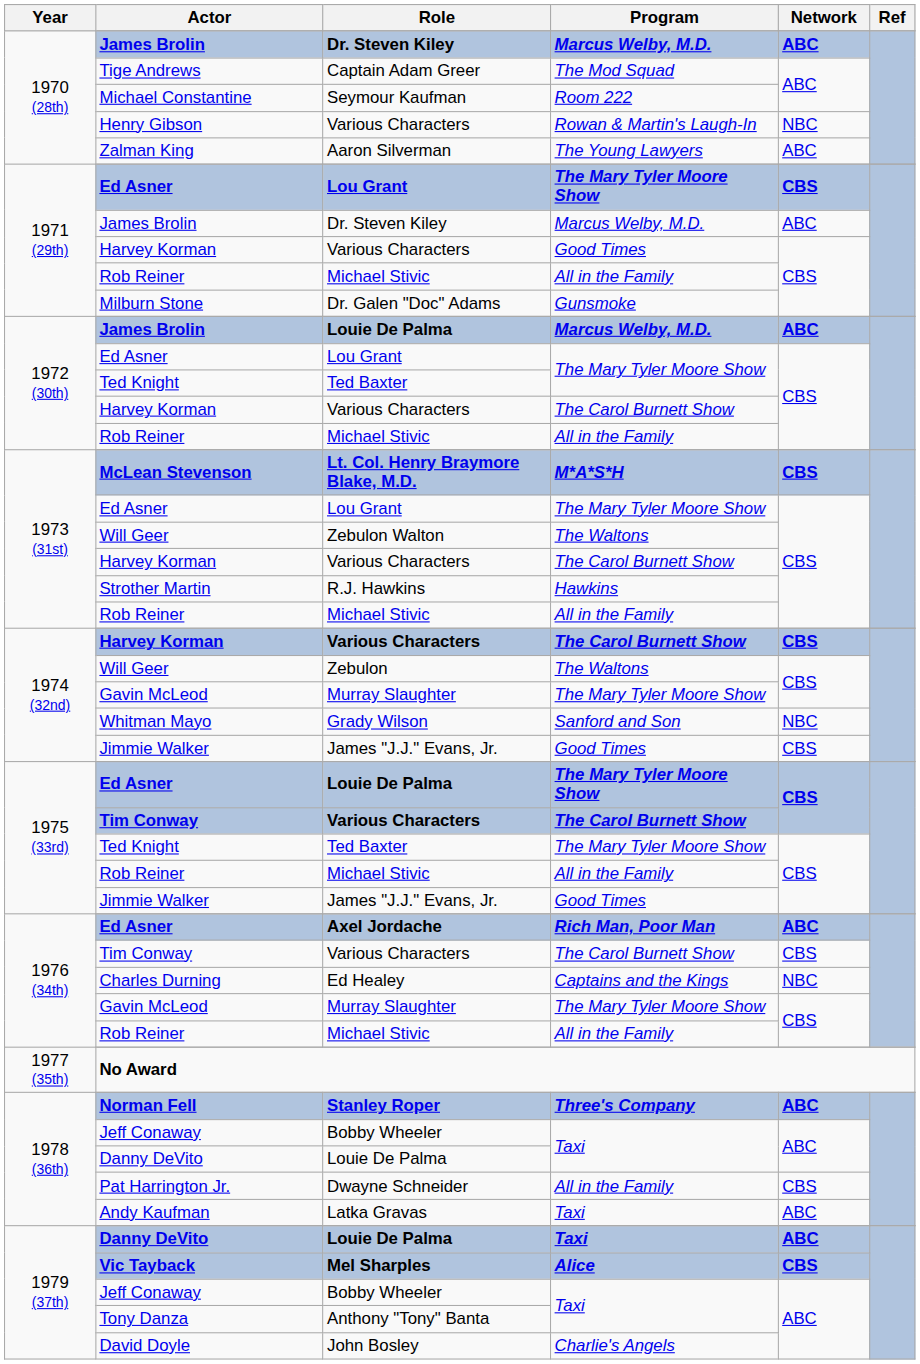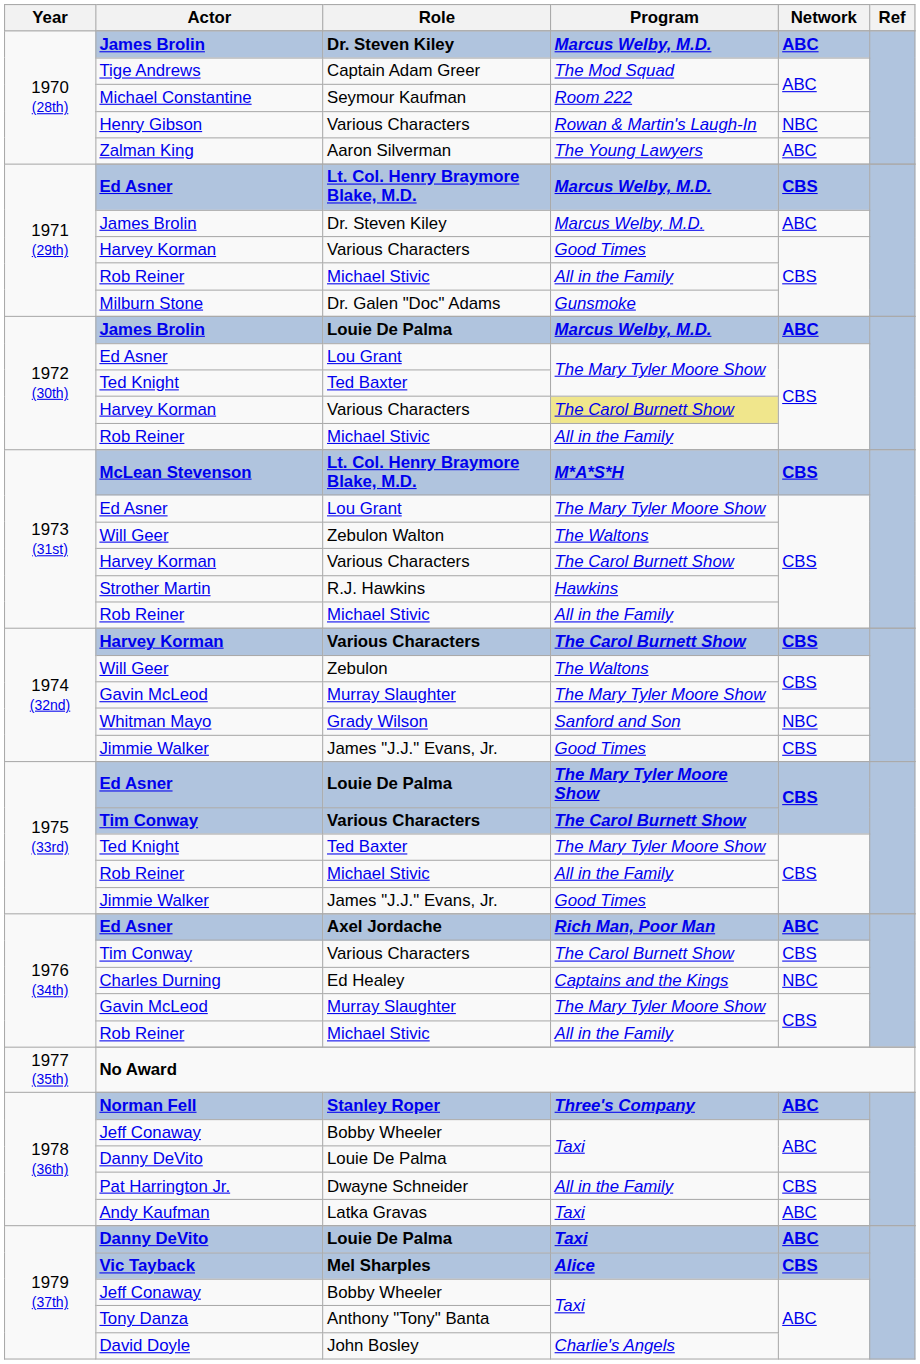(367, 187) Lou Grant -> (423, 187) Lt. Col. Henry Braymore Blake, M.D.
(641, 187) The Mary Tyler Moore Show -> (633, 187) Marcus Welby, M.D.
(644, 409) no background -> (644, 409) khaki background
